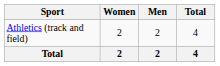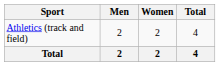columns swapped: (157, 12) <-> (119, 12)
